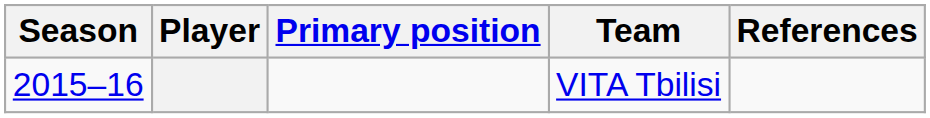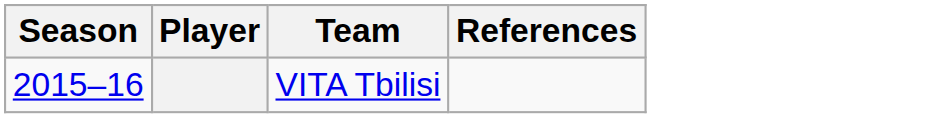- column: (408, 31)
